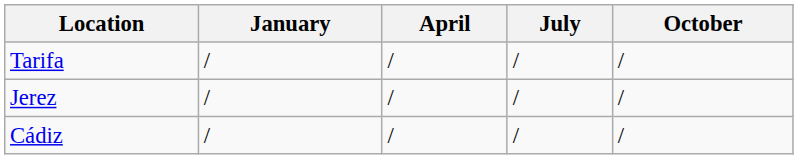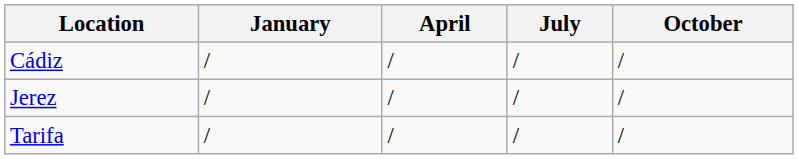rows swapped: (36, 135) <-> (37, 60)
